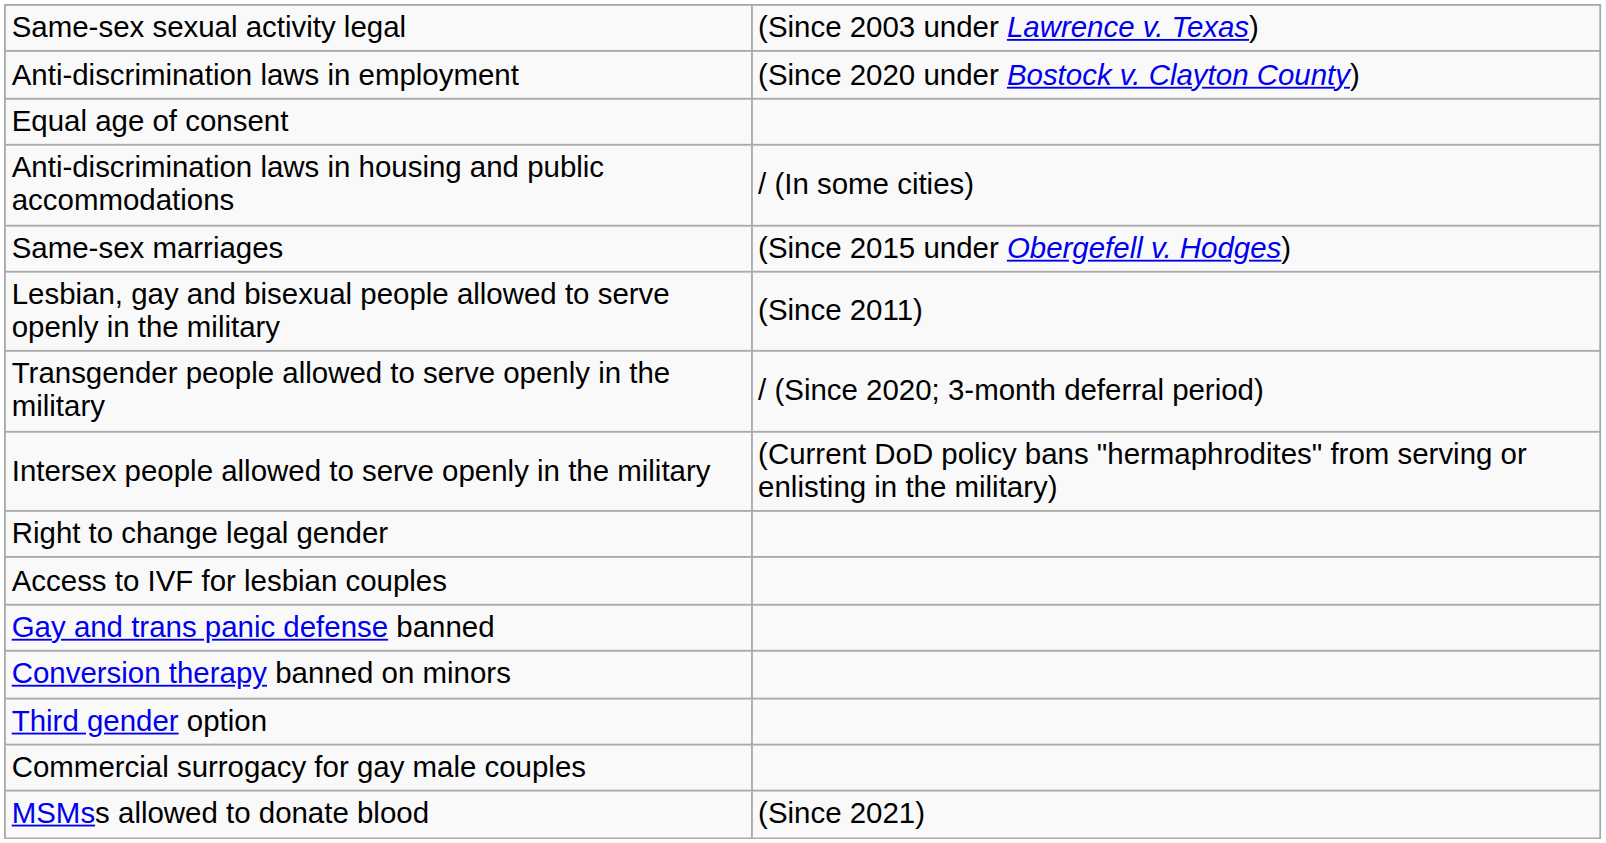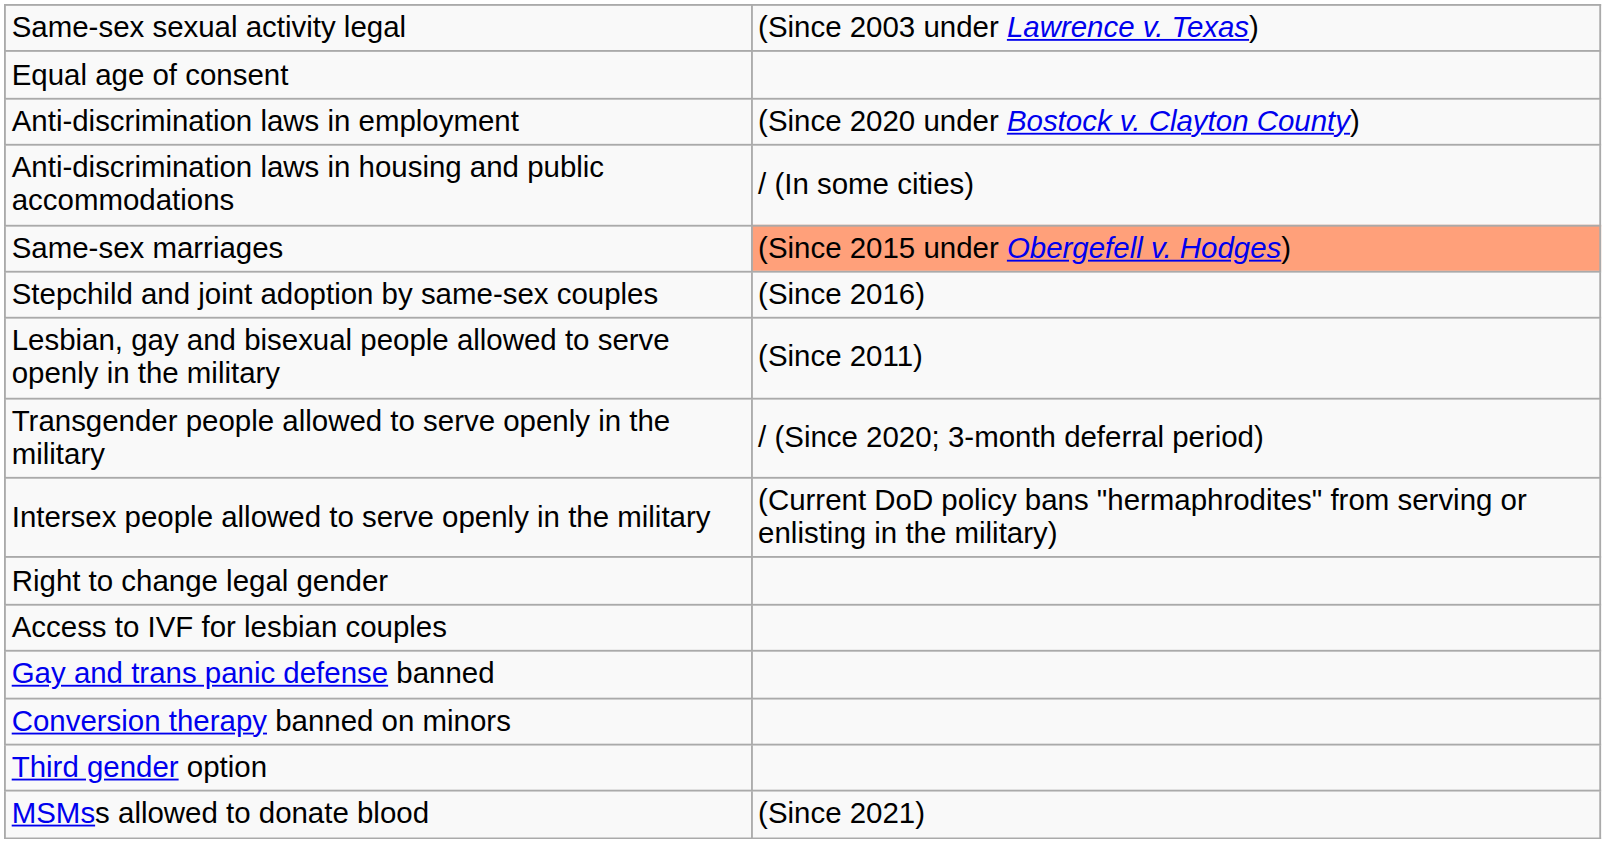rows swapped: (150, 121) <-> (265, 74)
(1025, 247) no background -> (1025, 247) lightsalmon background
+ row: (335, 294)
- row: (299, 767)
